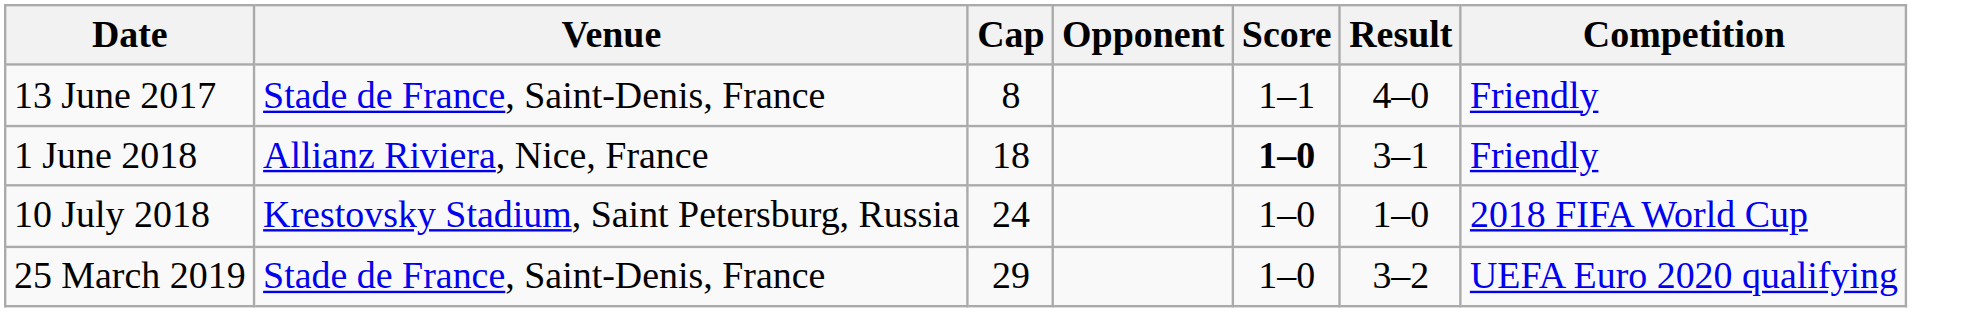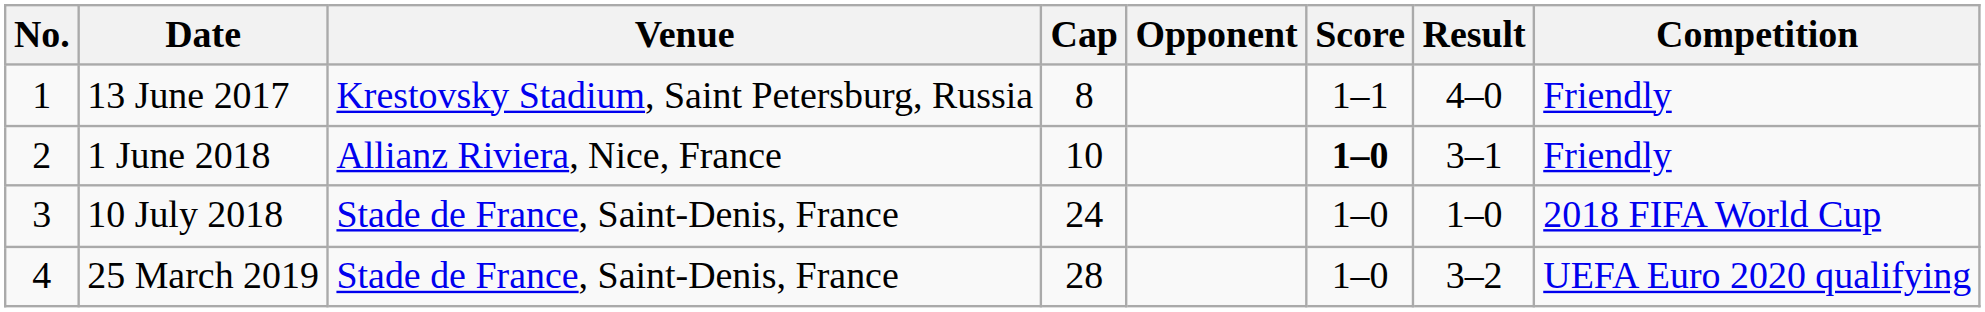+ column: (42, 34)
(544, 94) Stade de France, Saint-Denis, France -> (685, 94) Krestovsky Stadium, Saint Petersburg, Russia
(1011, 154) 18 -> (1084, 154) 10
(611, 214) Krestovsky Stadium, Saint Petersburg, Russia -> (618, 214) Stade de France, Saint-Denis, France
(1011, 275) 29 -> (1084, 275) 28
